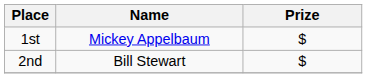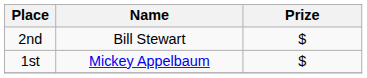rows swapped: (30, 38) <-> (30, 61)
